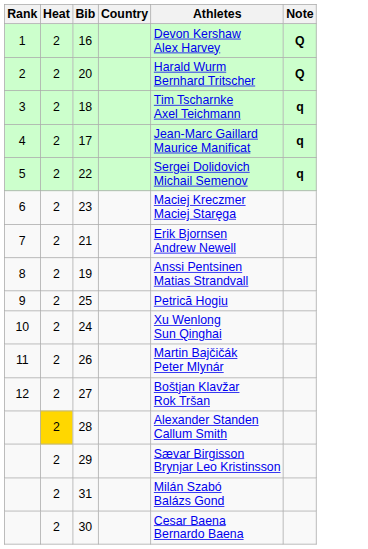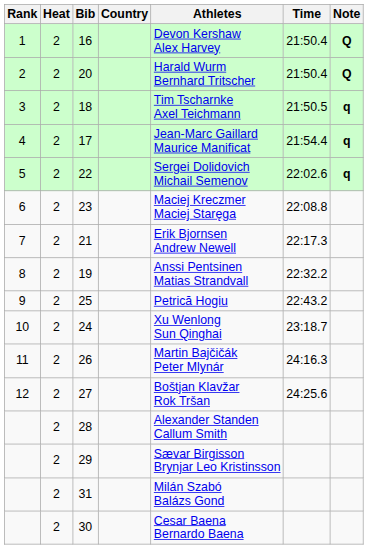+ column: (307, 14)
(56, 427) gold background -> (56, 427) no background
